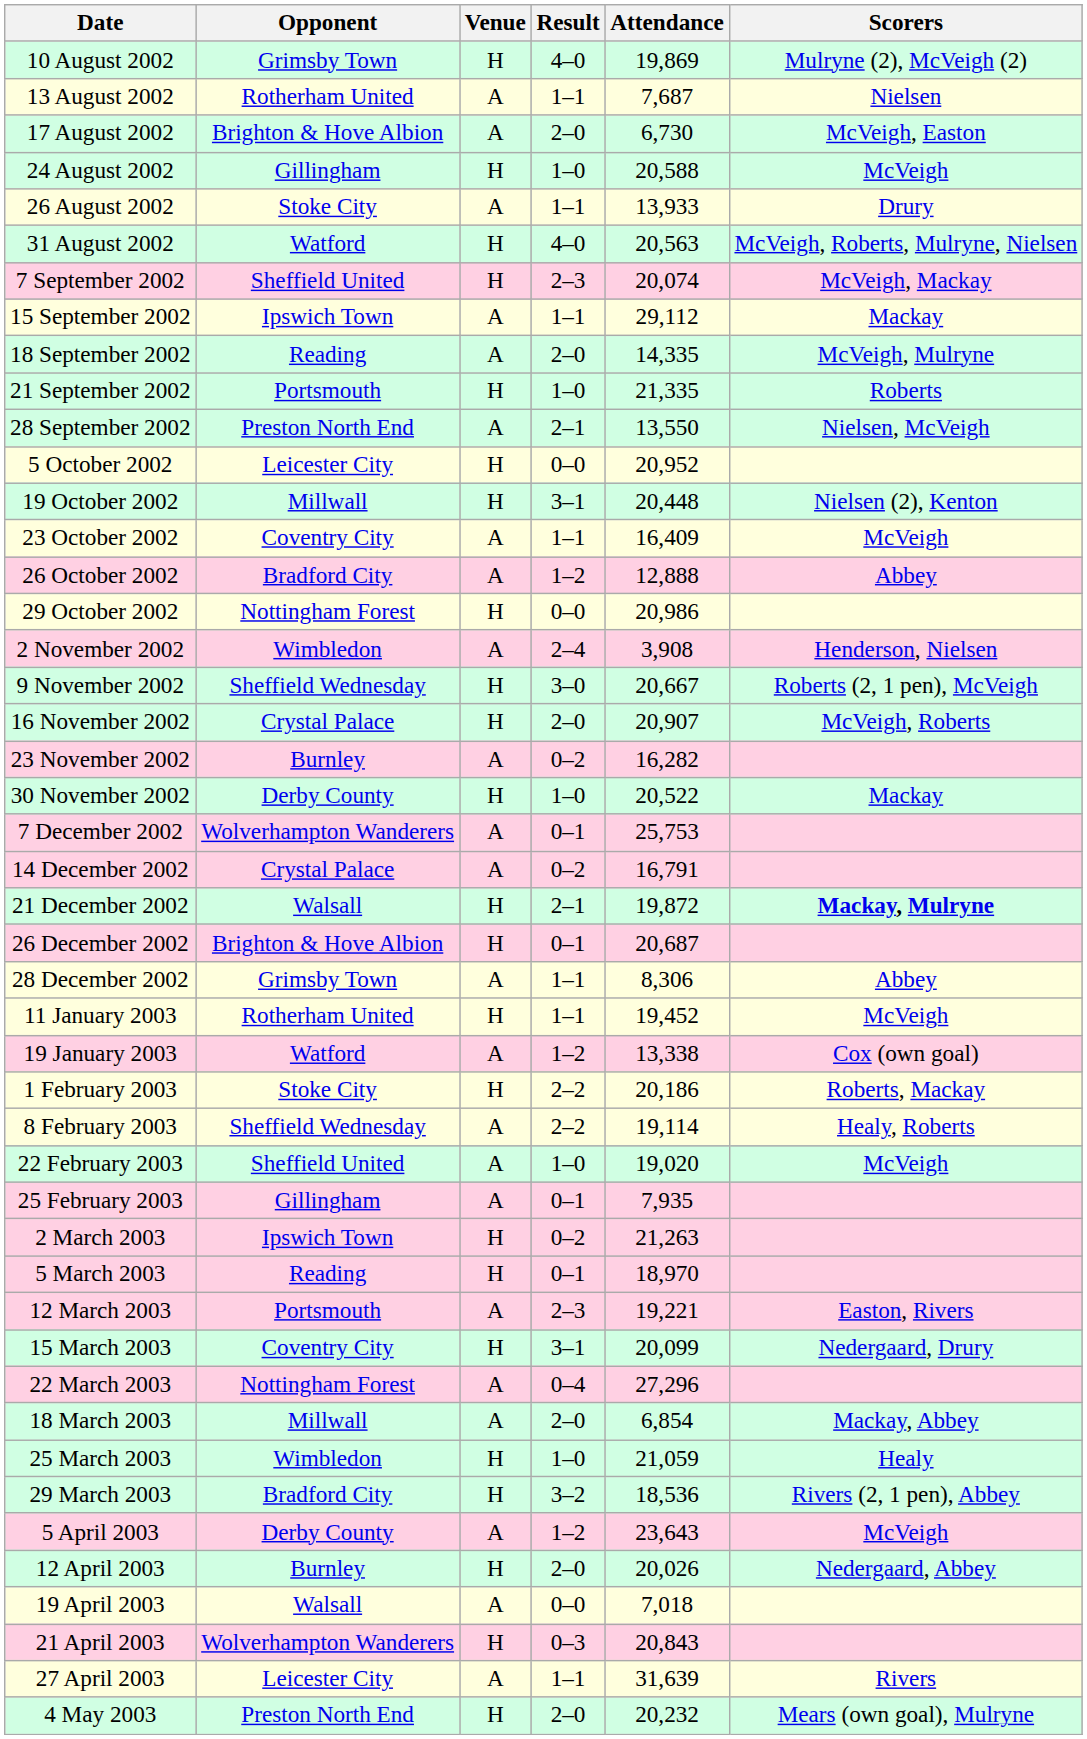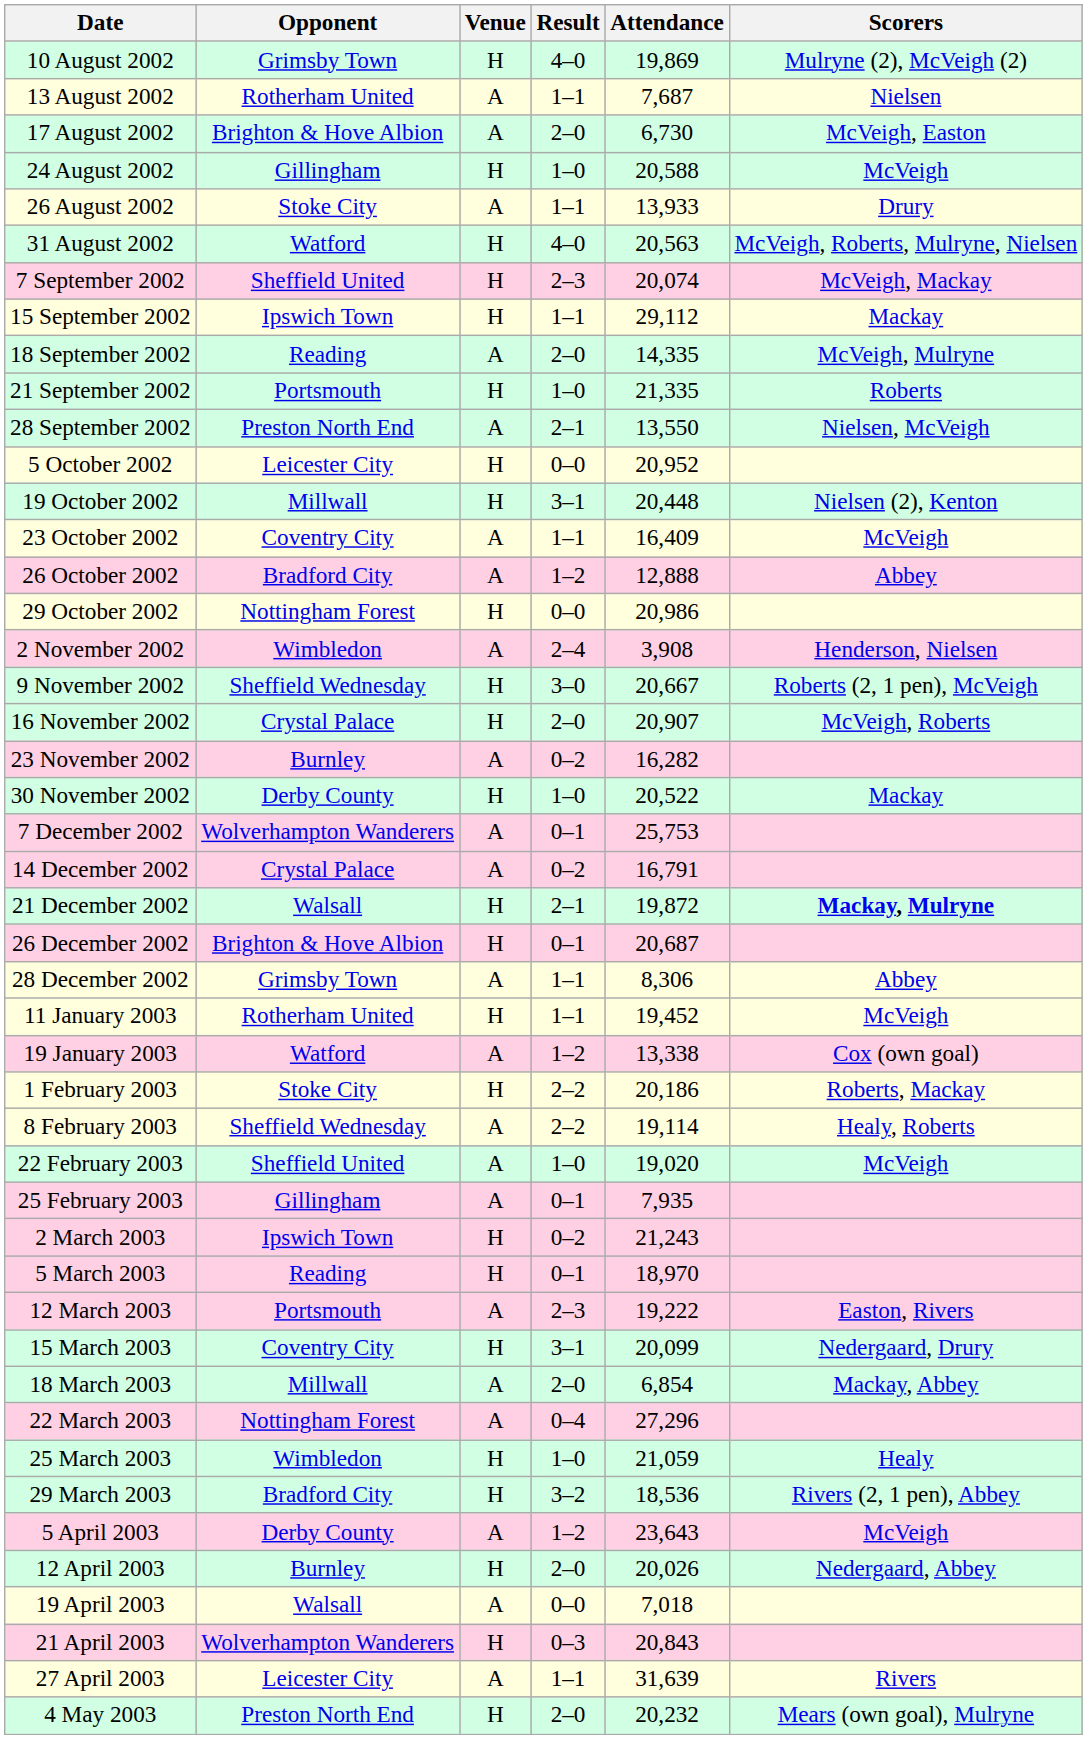(495, 317) A -> (495, 317) H
(667, 1237) 21,263 -> (667, 1237) 21,243
(667, 1310) 19,221 -> (667, 1310) 19,222
rows swapped: (100, 1421) <-> (100, 1384)
